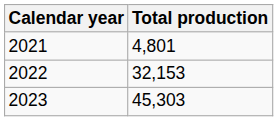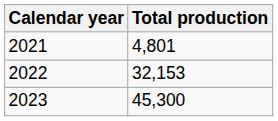(159, 101) 45,303 -> (159, 101) 45,300
